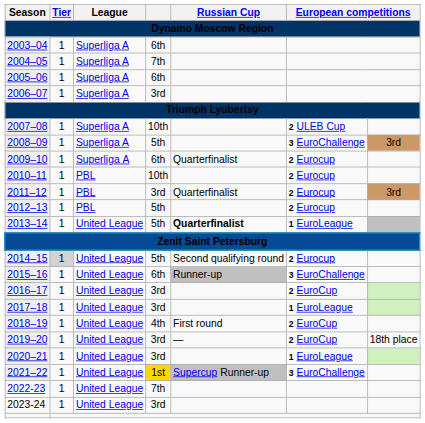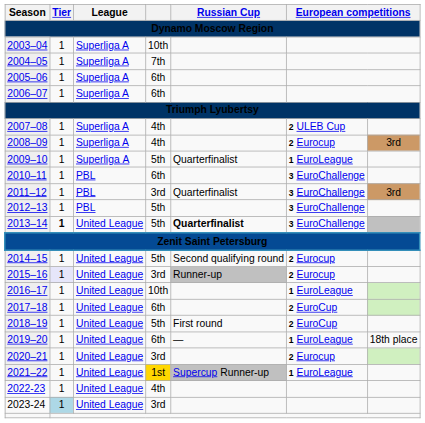(158, 45) 6th -> (158, 45) 10th
(158, 94) 3rd -> (158, 94) 6th
(158, 126) 10th -> (158, 126) 4th
(158, 142) 5th -> (158, 142) 4th
(327, 142) 3 EuroChallenge -> (312, 142) 2 Eurocup
(158, 159) 6th -> (158, 159) 5th
(312, 159) 2 Eurocup -> (321, 159) 1 EuroLeague
(158, 175) 10th -> (158, 175) 6th
(312, 175) 2 Eurocup -> (327, 175) 3 EuroChallenge
(312, 191) 2 Eurocup -> (327, 191) 3 EuroChallenge
(312, 208) 2 Eurocup -> (327, 208) 3 EuroChallenge
(62, 224) normal -> (62, 224) bold
(321, 224) 1 EuroLeague -> (327, 224) 3 EuroChallenge
(62, 258) lightgrey background -> (62, 258) no background
(62, 274) no background -> (62, 274) lavender background
(158, 274) 6th -> (158, 274) 3rd
(327, 274) 3 EuroChallenge -> (312, 274) 2 Eurocup
(158, 291) 3rd -> (158, 291) 10th
(313, 291) 2 EuroCup -> (321, 291) 1 EuroLeague
(158, 307) 3rd -> (158, 307) 6th
(321, 307) 1 EuroLeague -> (313, 307) 2 EuroCup
(158, 323) 4th -> (158, 323) 5th
(158, 339) 3rd -> (158, 339) 6th
(313, 339) 2 EuroCup -> (321, 339) 1 EuroLeague
(321, 356) 1 EuroLeague -> (312, 356) 2 Eurocup
(327, 372) 3 EuroChallenge -> (321, 372) 1 EuroLeague
(158, 388) 7th -> (158, 388) 4th
(62, 405) no background -> (62, 405) lightblue background
